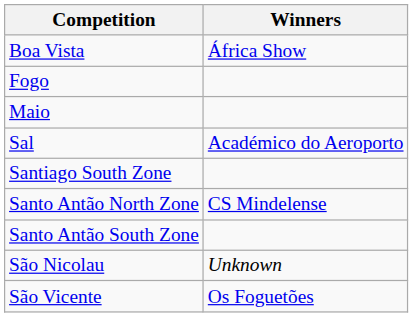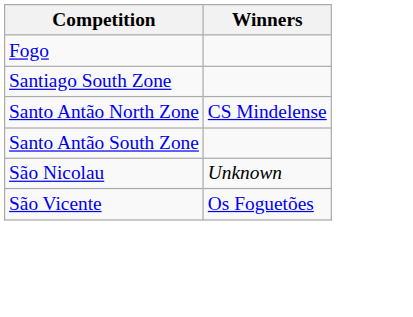- row: (47, 50)
- row: (30, 111)
- row: (21, 142)
